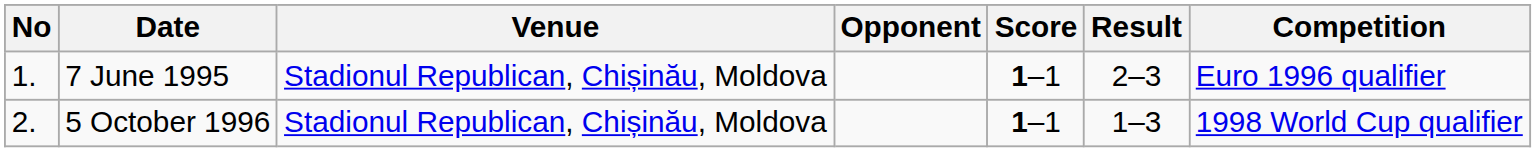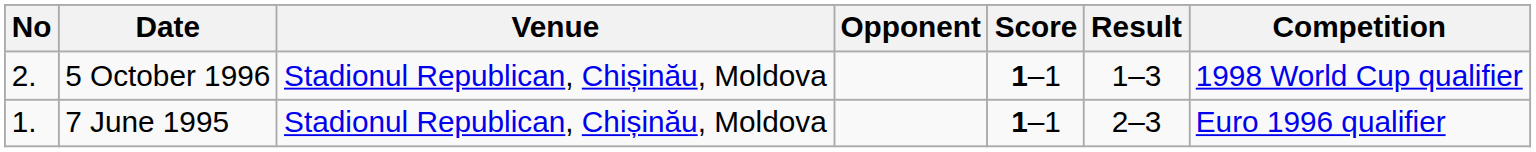rows swapped: (147, 75) <-> (168, 122)
